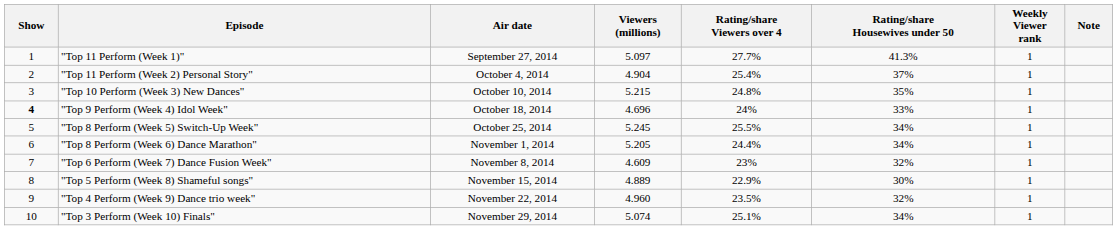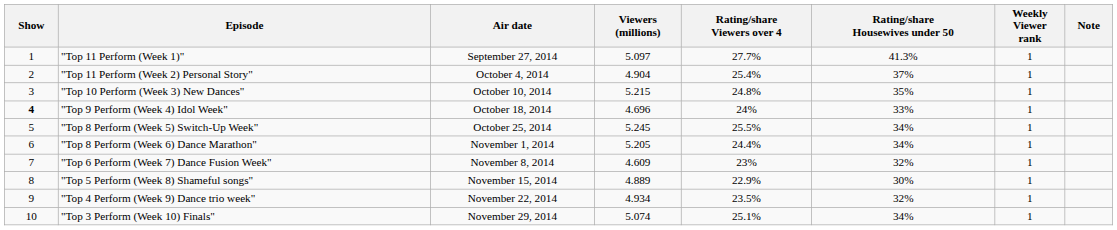(638, 198) 4.960 -> (638, 198) 4.934
